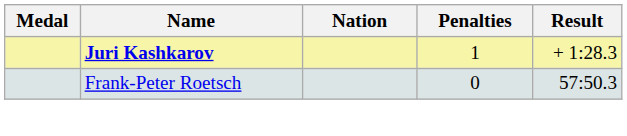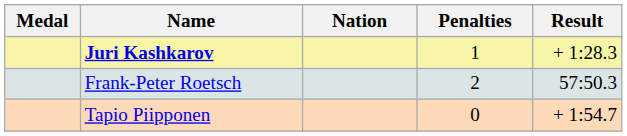(475, 83) 0 -> (475, 83) 2
+ row: (147, 115)
